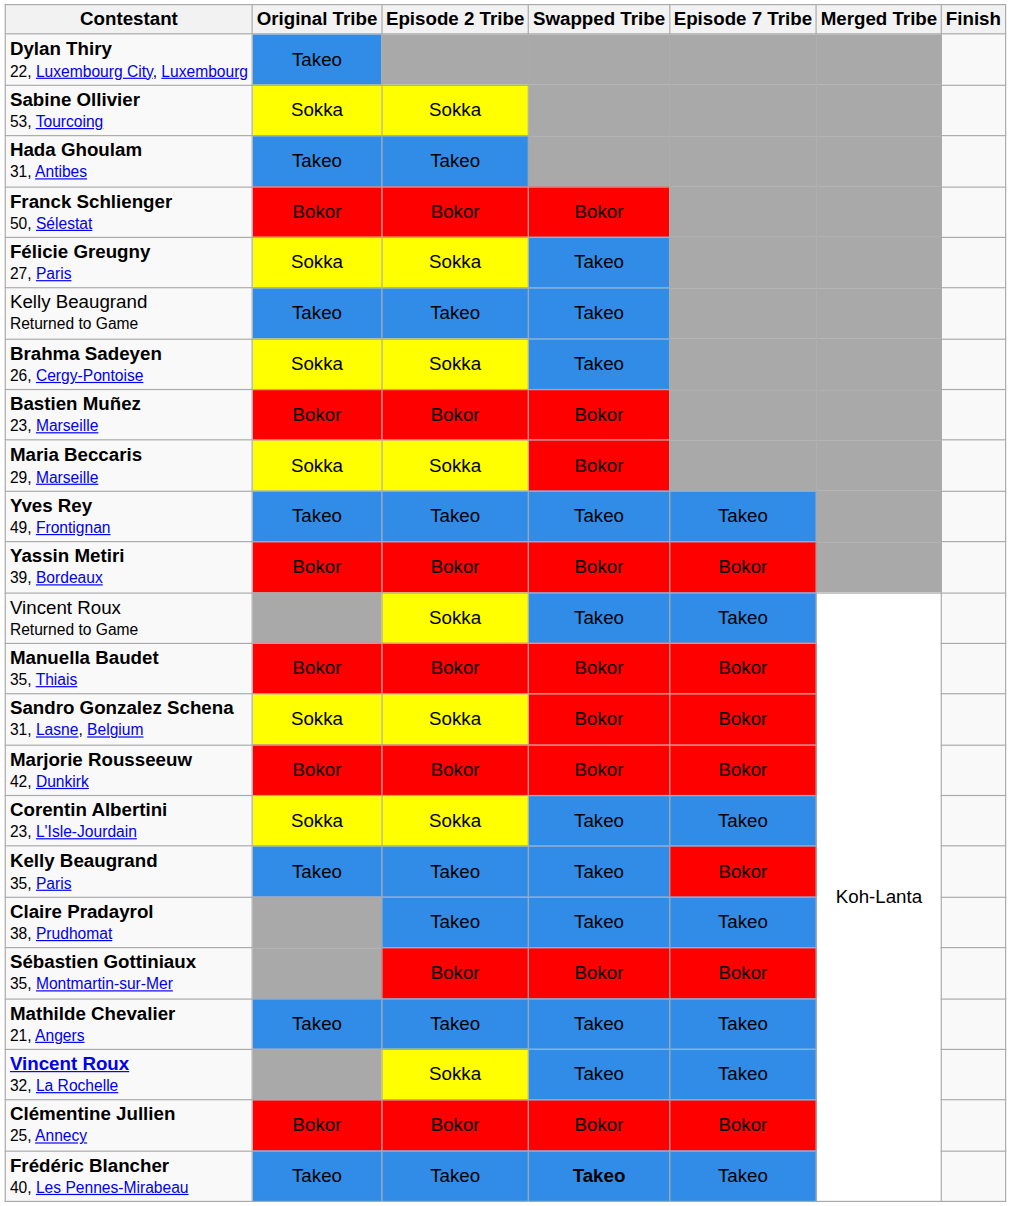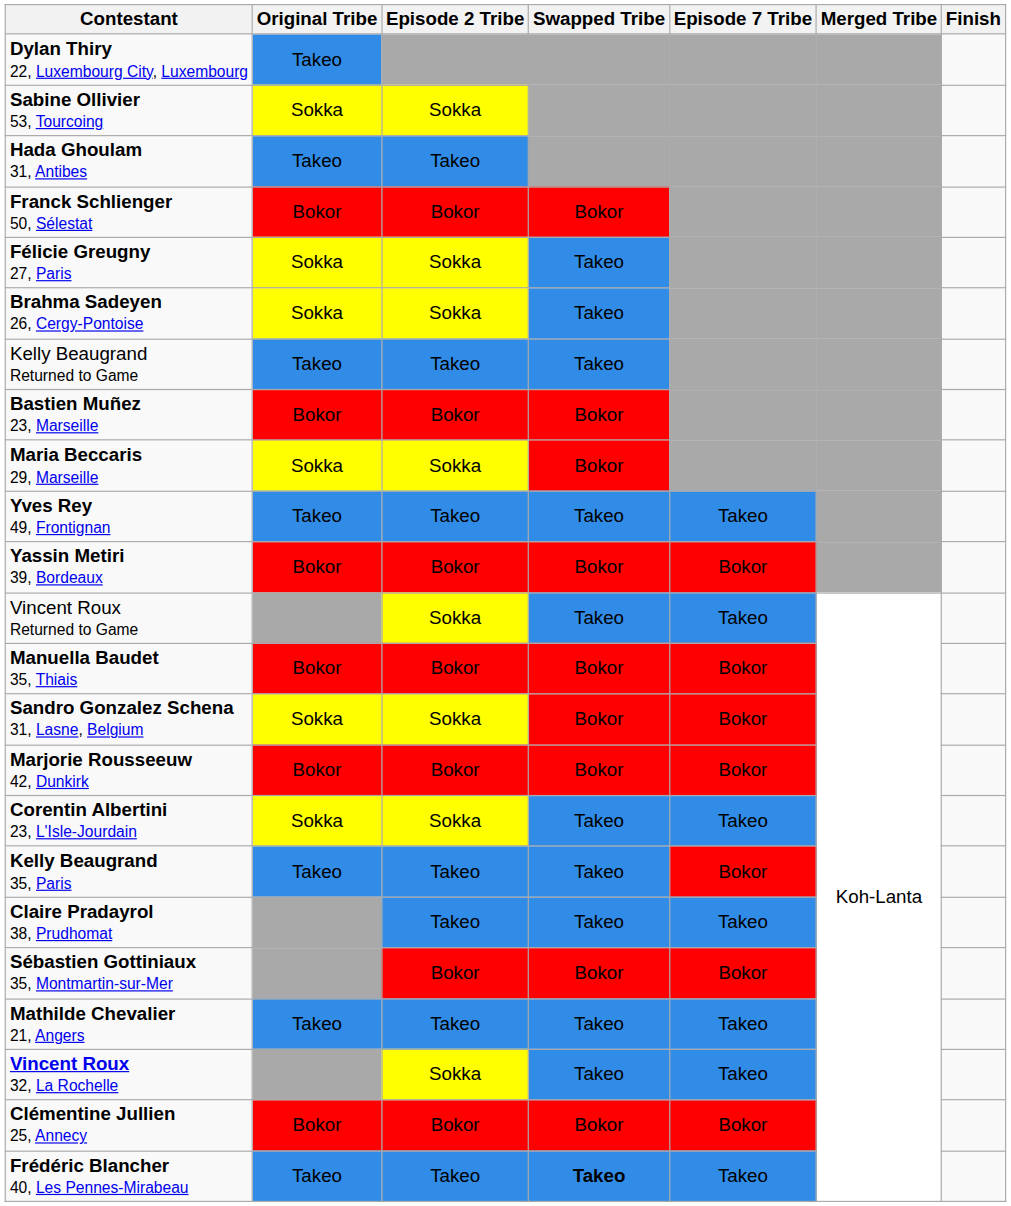rows swapped: (86, 364) <-> (79, 313)
